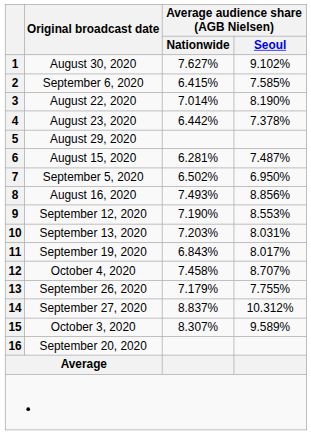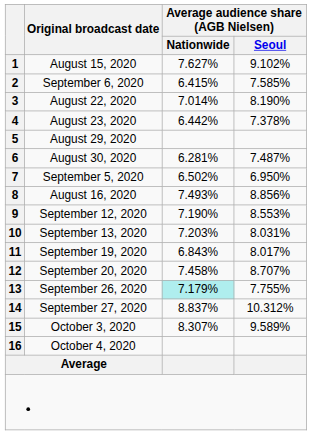(93, 64) August 30, 2020 -> (93, 64) August 15, 2020
(93, 158) August 15, 2020 -> (93, 158) August 30, 2020
(93, 270) October 4, 2020 -> (93, 270) September 20, 2020
(198, 289) no background -> (198, 289) paleturquoise background
(93, 346) September 20, 2020 -> (93, 346) October 4, 2020
